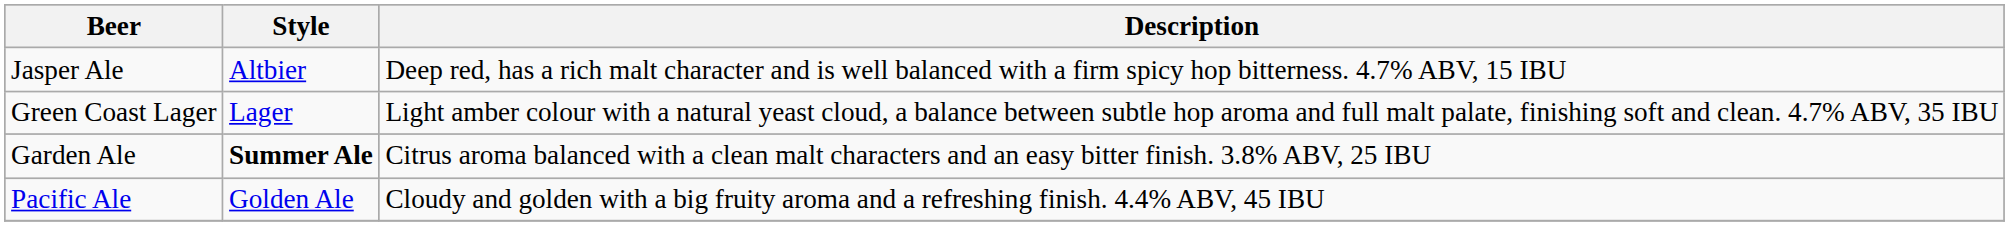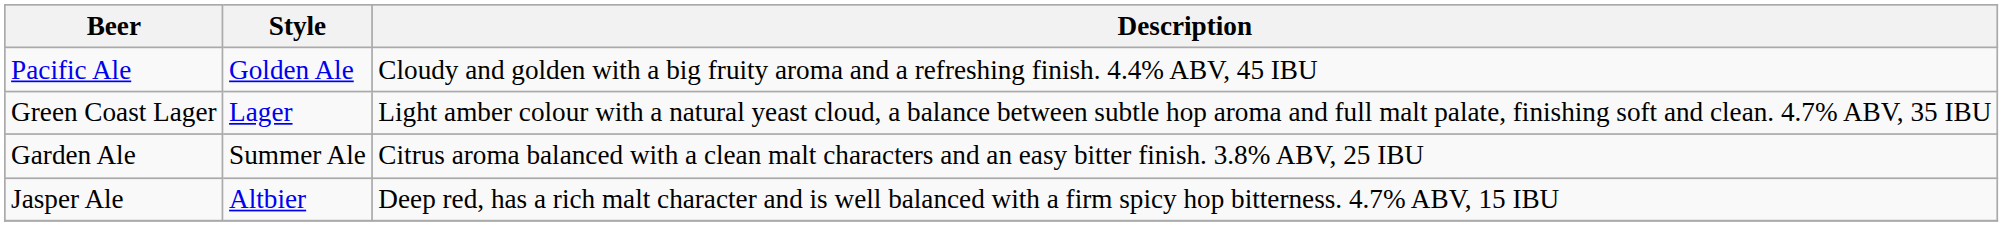rows swapped: (71, 198) <-> (67, 69)
(301, 155) bold -> (297, 155) normal
